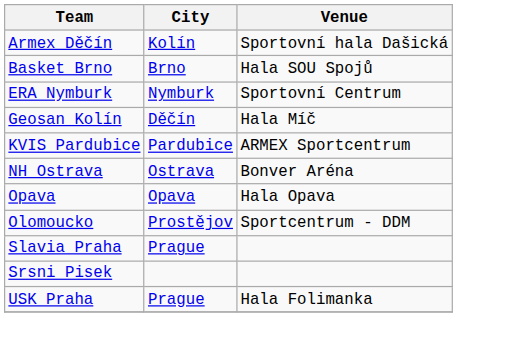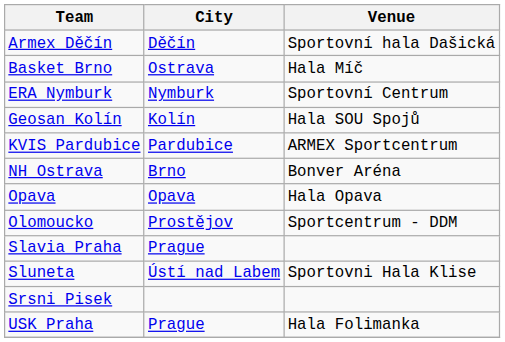(172, 43) Kolín -> (172, 43) Děčín
(167, 69) Brno -> (181, 69) Ostrava
(307, 69) Hala SOU Spojů -> (325, 69) Hala Míč
(172, 120) Děčín -> (172, 120) Kolín
(278, 120) Hala Míč -> (354, 120) Hala SOU Spojů
(181, 171) Ostrava -> (167, 171) Brno
+ row: (41, 274)
